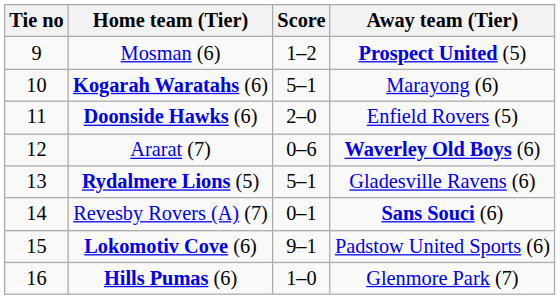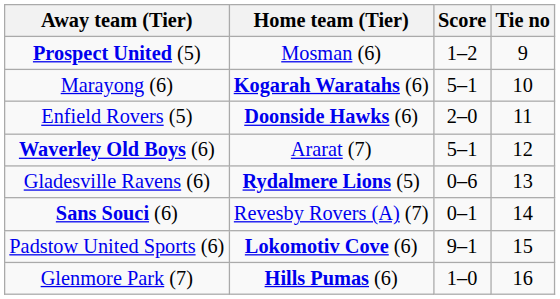columns swapped: (37, 20) <-> (442, 20)
(301, 149) 0–6 -> (462, 149) 5–1
(301, 181) 5–1 -> (462, 181) 0–6
